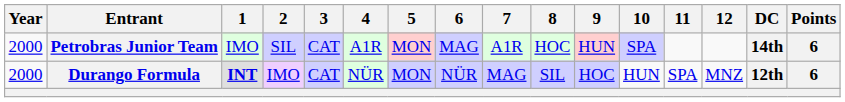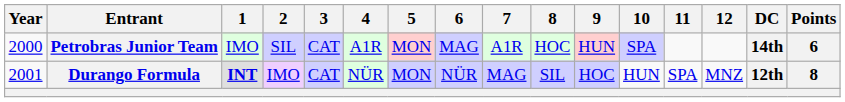(26, 74) 2000 -> (26, 74) 2001
(814, 74) 6 -> (814, 74) 8
